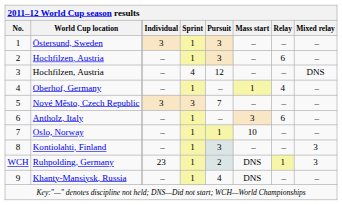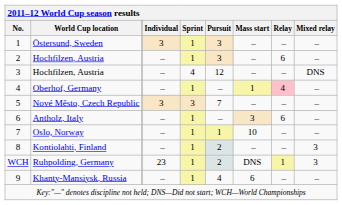(283, 87) no background -> (283, 87) pink background
(219, 147) 3 -> (219, 147) 2
(252, 177) DNS -> (252, 177) 6
